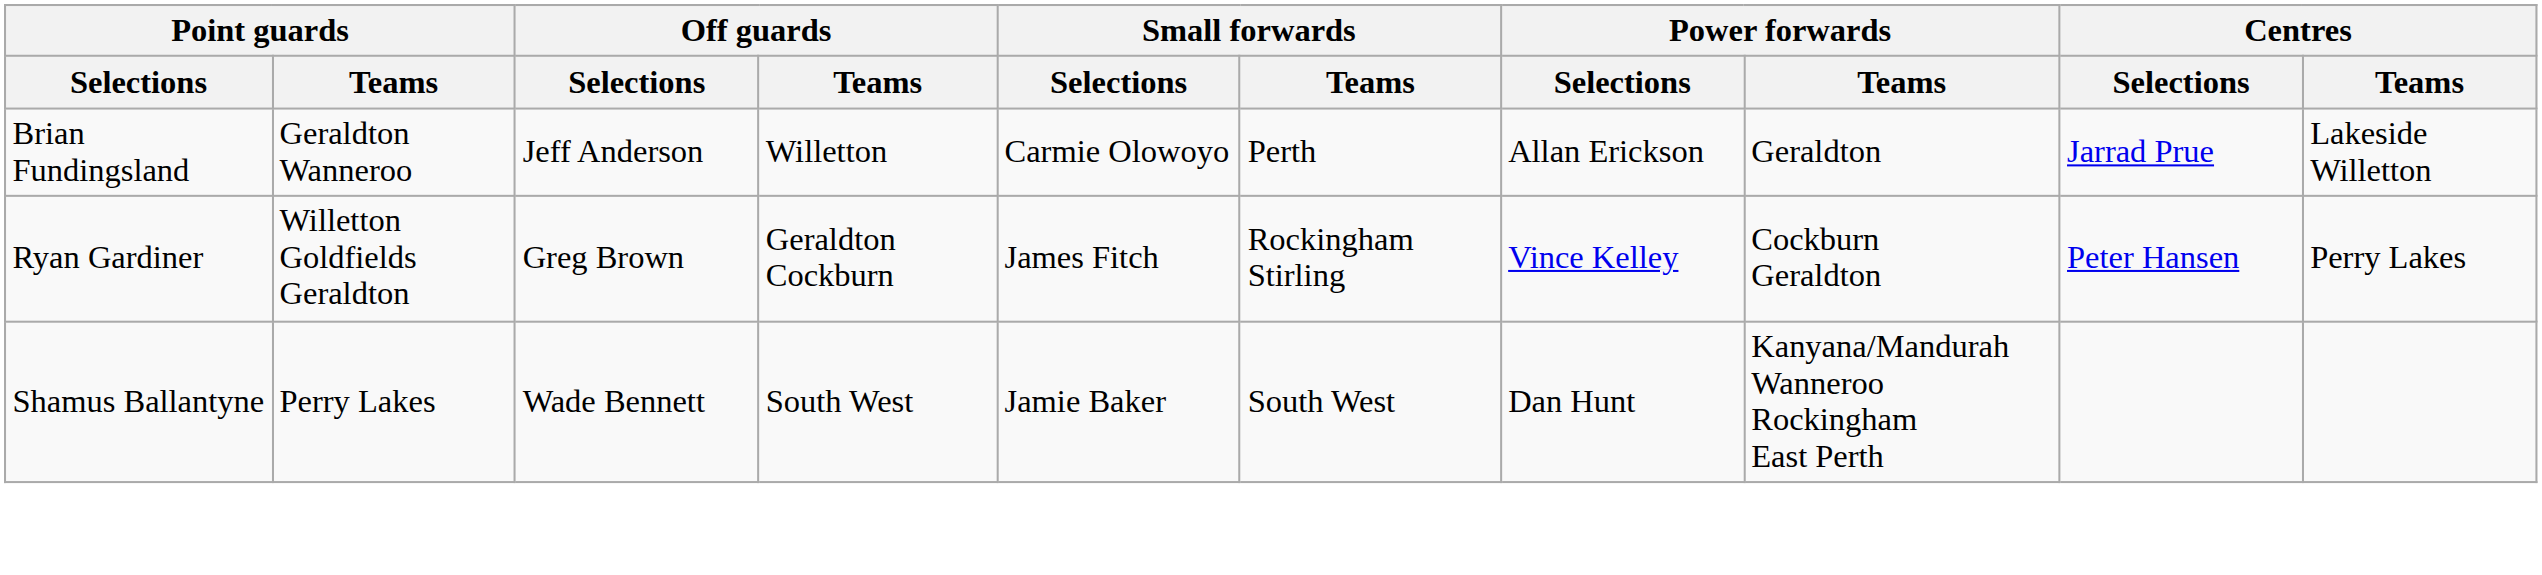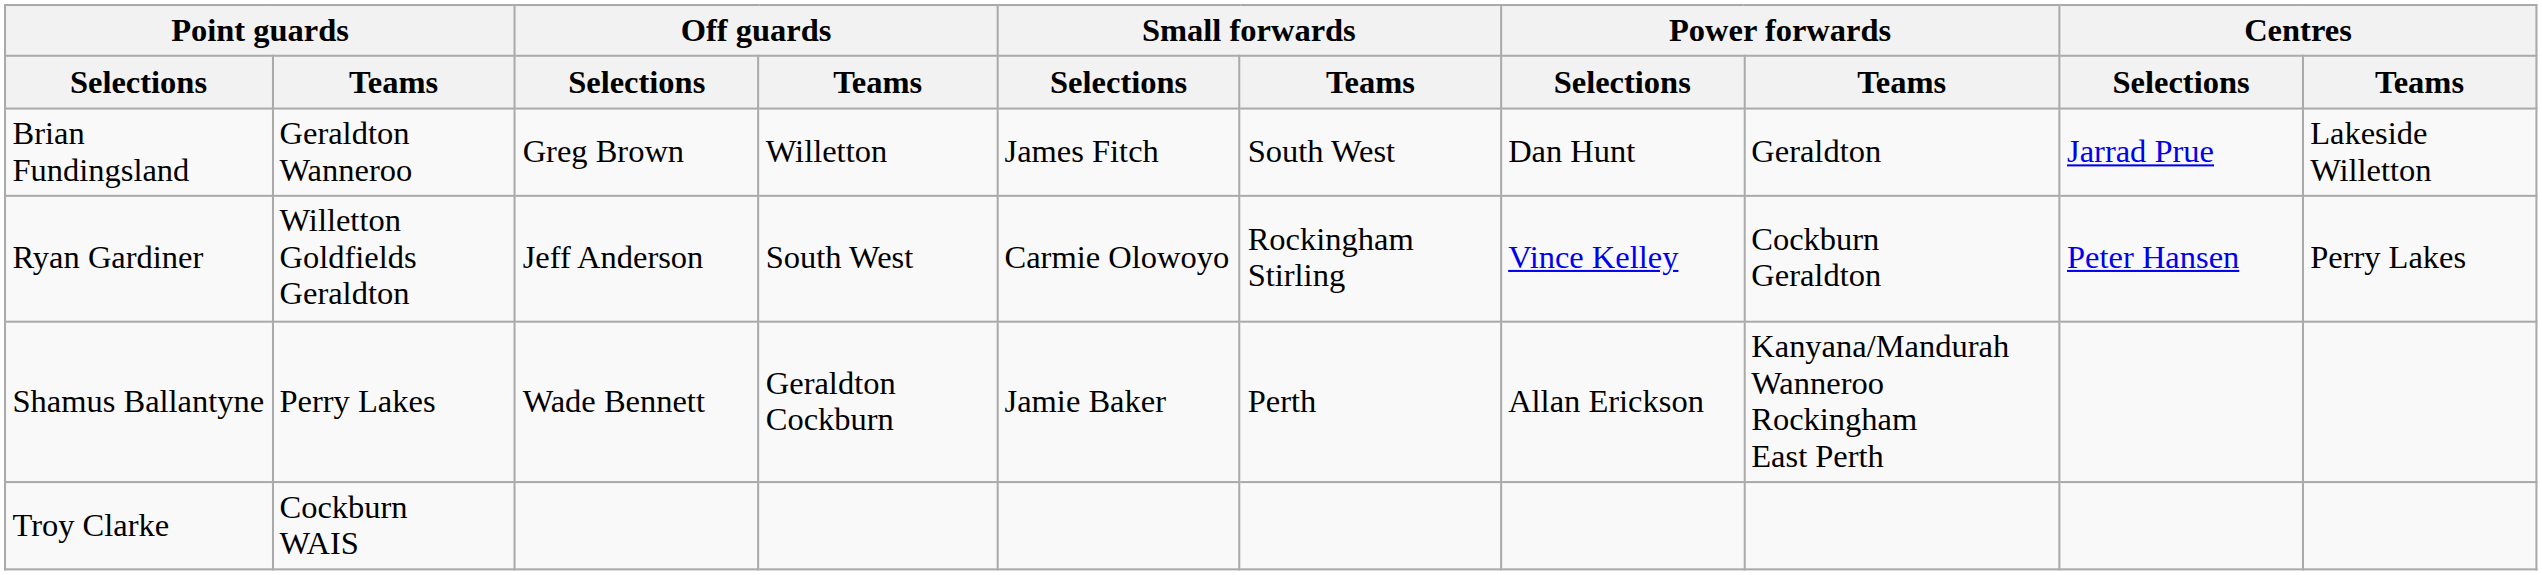(613, 151) Jeff Anderson -> (603, 151) Greg Brown
(1117, 151) Carmie Olowoyo -> (1082, 151) James Fitch
(1282, 151) Perth -> (1321, 151) South West
(1606, 151) Allan Erickson -> (1572, 151) Dan Hunt
(603, 257) Greg Brown -> (613, 257) Jeff Anderson
(831, 257) Geraldton Cockburn -> (840, 257) South West
(1082, 257) James Fitch -> (1117, 257) Carmie Olowoyo
(840, 400) South West -> (831, 400) Geraldton Cockburn
(1321, 400) South West -> (1282, 400) Perth
(1572, 400) Dan Hunt -> (1606, 400) Allan Erickson
+ row: (91, 525)
